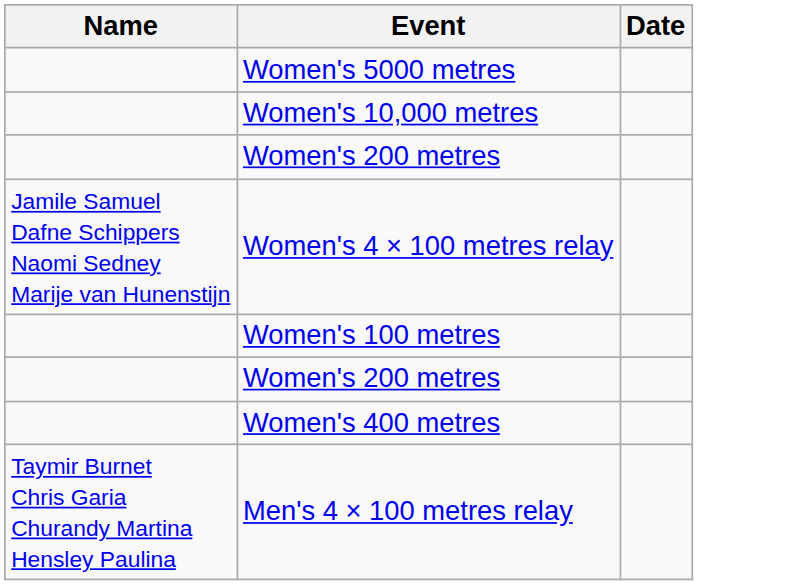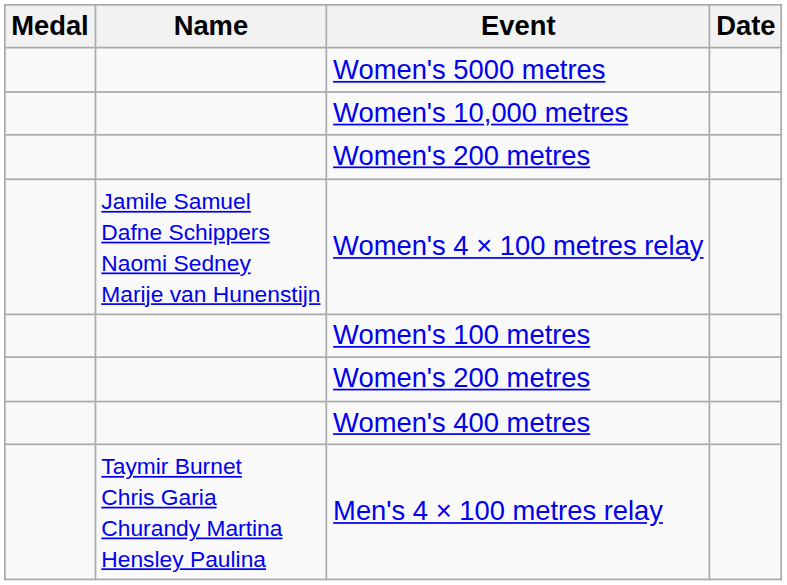+ column: (50, 26)
